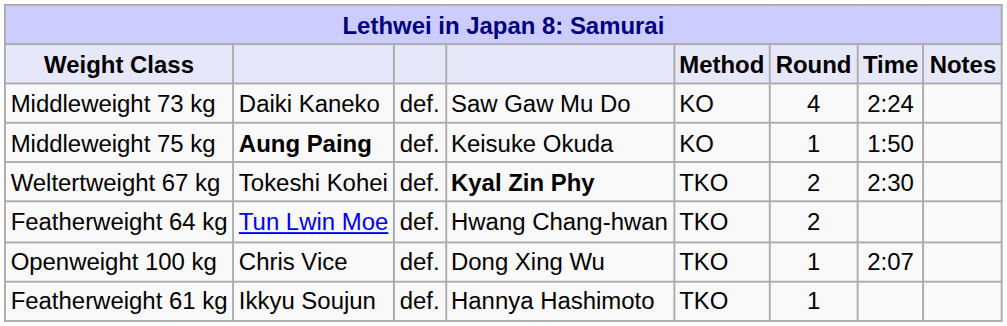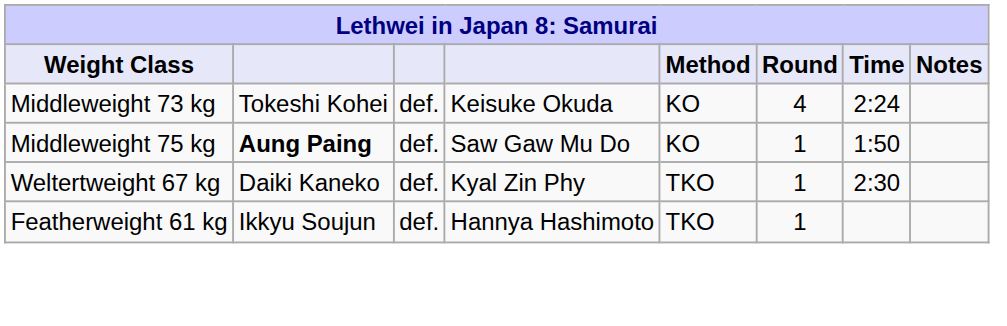(309, 103) Daiki Kaneko -> (313, 103) Tokeshi Kohei
(541, 103) Saw Gaw Mu Do -> (532, 103) Keisuke Okuda
(532, 143) Keisuke Okuda -> (540, 143) Saw Gaw Mu Do
(313, 182) Tokeshi Kohei -> (309, 182) Daiki Kaneko
(523, 182) bold -> (518, 182) normal
(814, 182) 2 -> (800, 182) 1
- row: (119, 222)
- row: (114, 261)
